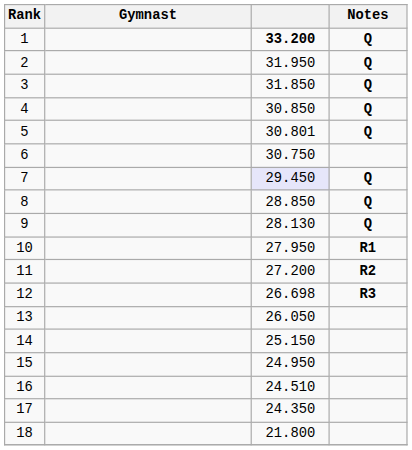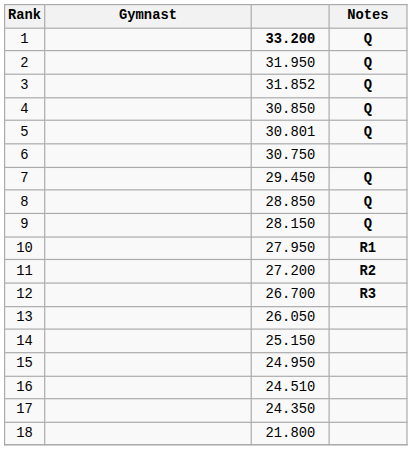(290, 85) 31.850 -> (290, 85) 31.852
(290, 178) lavender background -> (290, 178) no background
(290, 225) 28.130 -> (290, 225) 28.150
(290, 294) 26.698 -> (290, 294) 26.700
